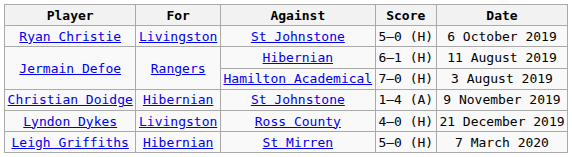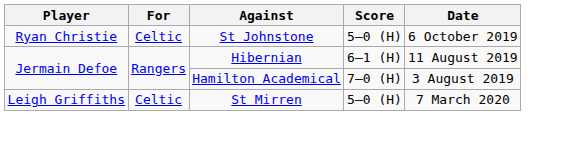(178, 36) Livingston -> (159, 36) Celtic
- row: (70, 100)
- row: (70, 121)
(178, 142) Hibernian -> (159, 100) Celtic
